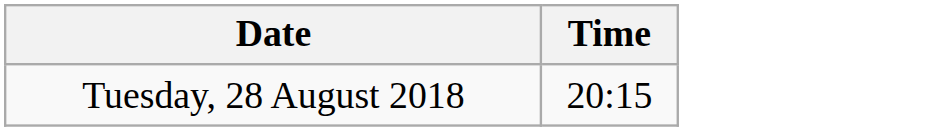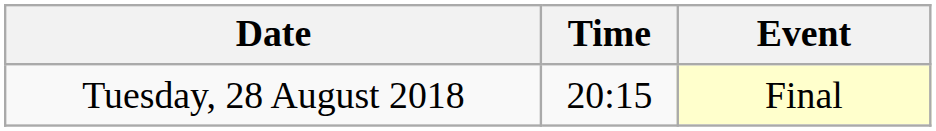+ column: (804, 34)
